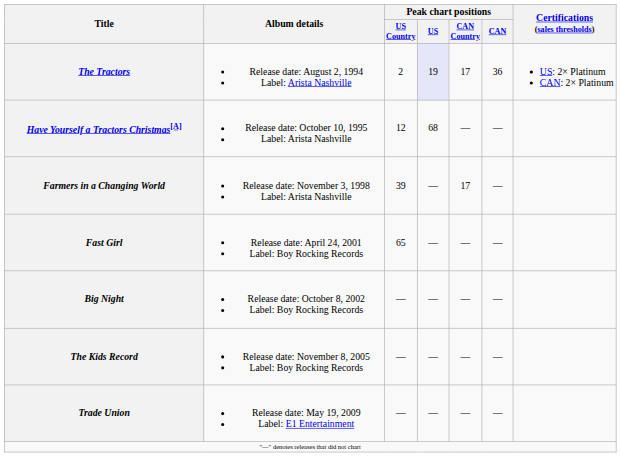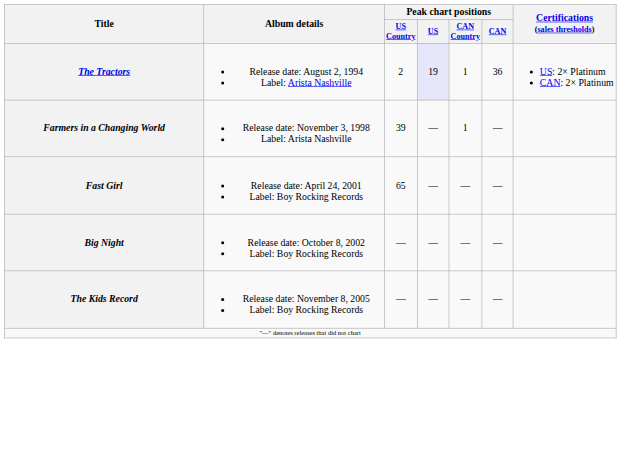(465, 71) 17 -> (465, 71) 1
- row: (104, 128)
(465, 185) 17 -> (465, 128) 1
- row: (104, 413)
